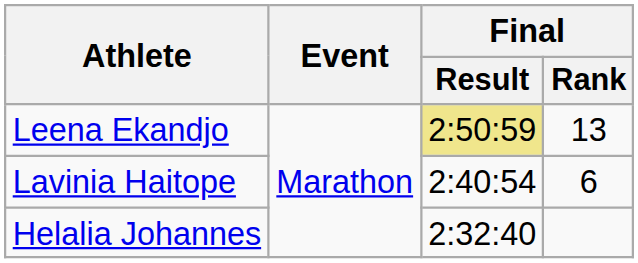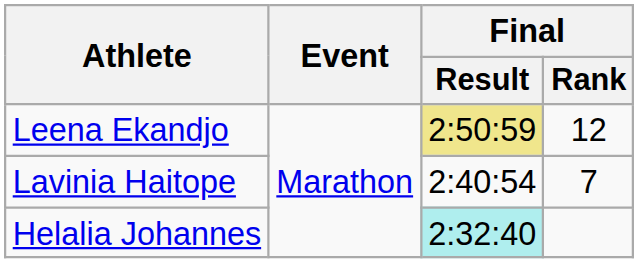(589, 131) 13 -> (589, 131) 12
(589, 182) 6 -> (589, 182) 7
(482, 233) no background -> (482, 233) paleturquoise background
